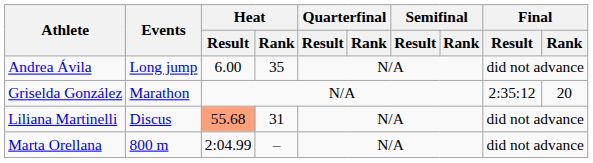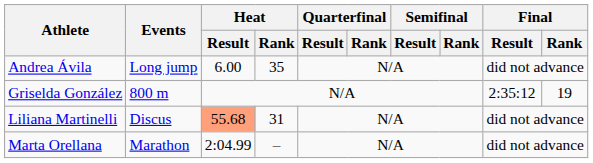(159, 93) Marathon -> (149, 93) 800 m
(564, 93) 20 -> (564, 93) 19
(149, 144) 800 m -> (159, 144) Marathon
